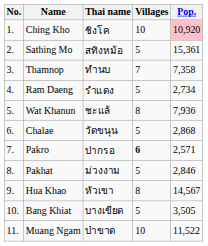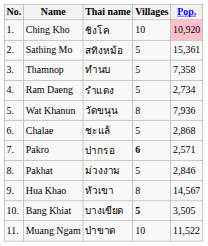(138, 70) 7 -> (138, 70) 5
(98, 110) ชะแล้ -> (101, 110) วัดขนุน
(101, 130) วัดขนุน -> (98, 130) ชะแล้
(138, 210) normal -> (138, 210) bold
